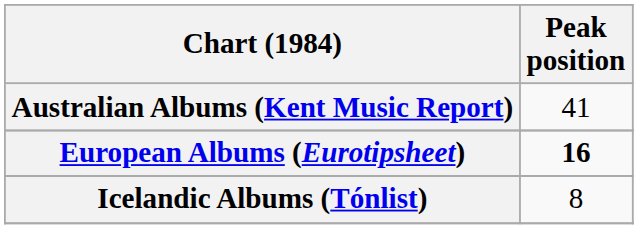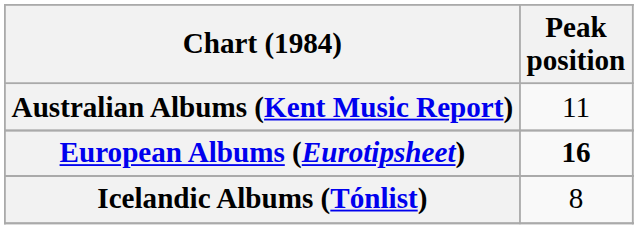(576, 106) 41 -> (576, 106) 11
